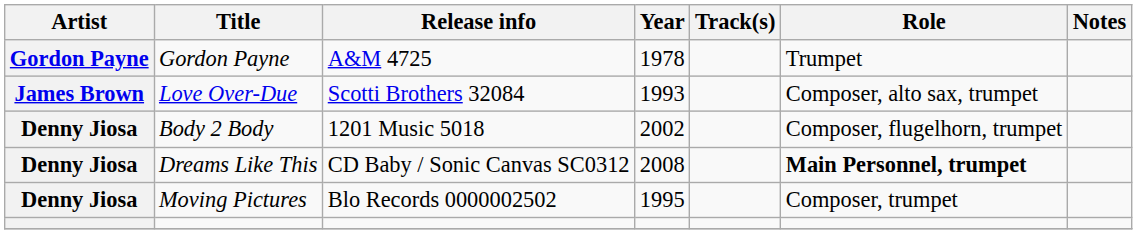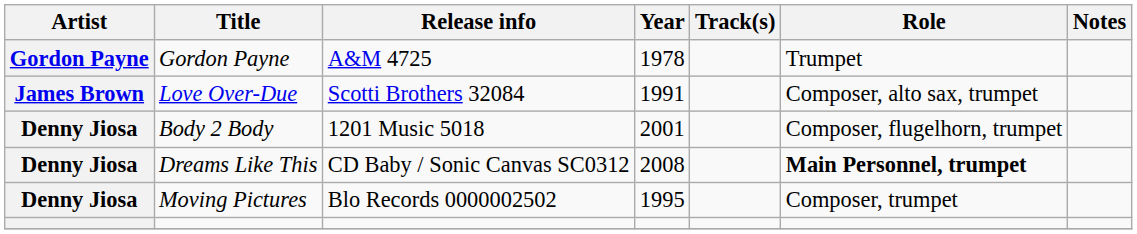(662, 93) 1993 -> (662, 93) 1991
(662, 128) 2002 -> (662, 128) 2001
